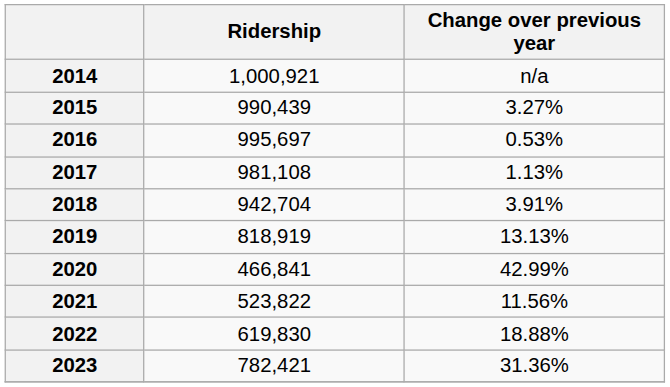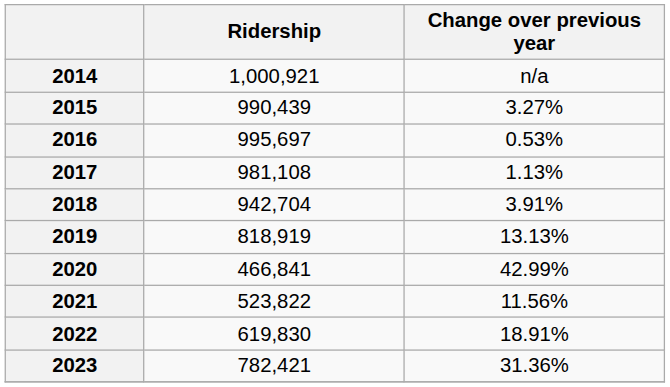(534, 333) 18.88% -> (534, 333) 18.91%
